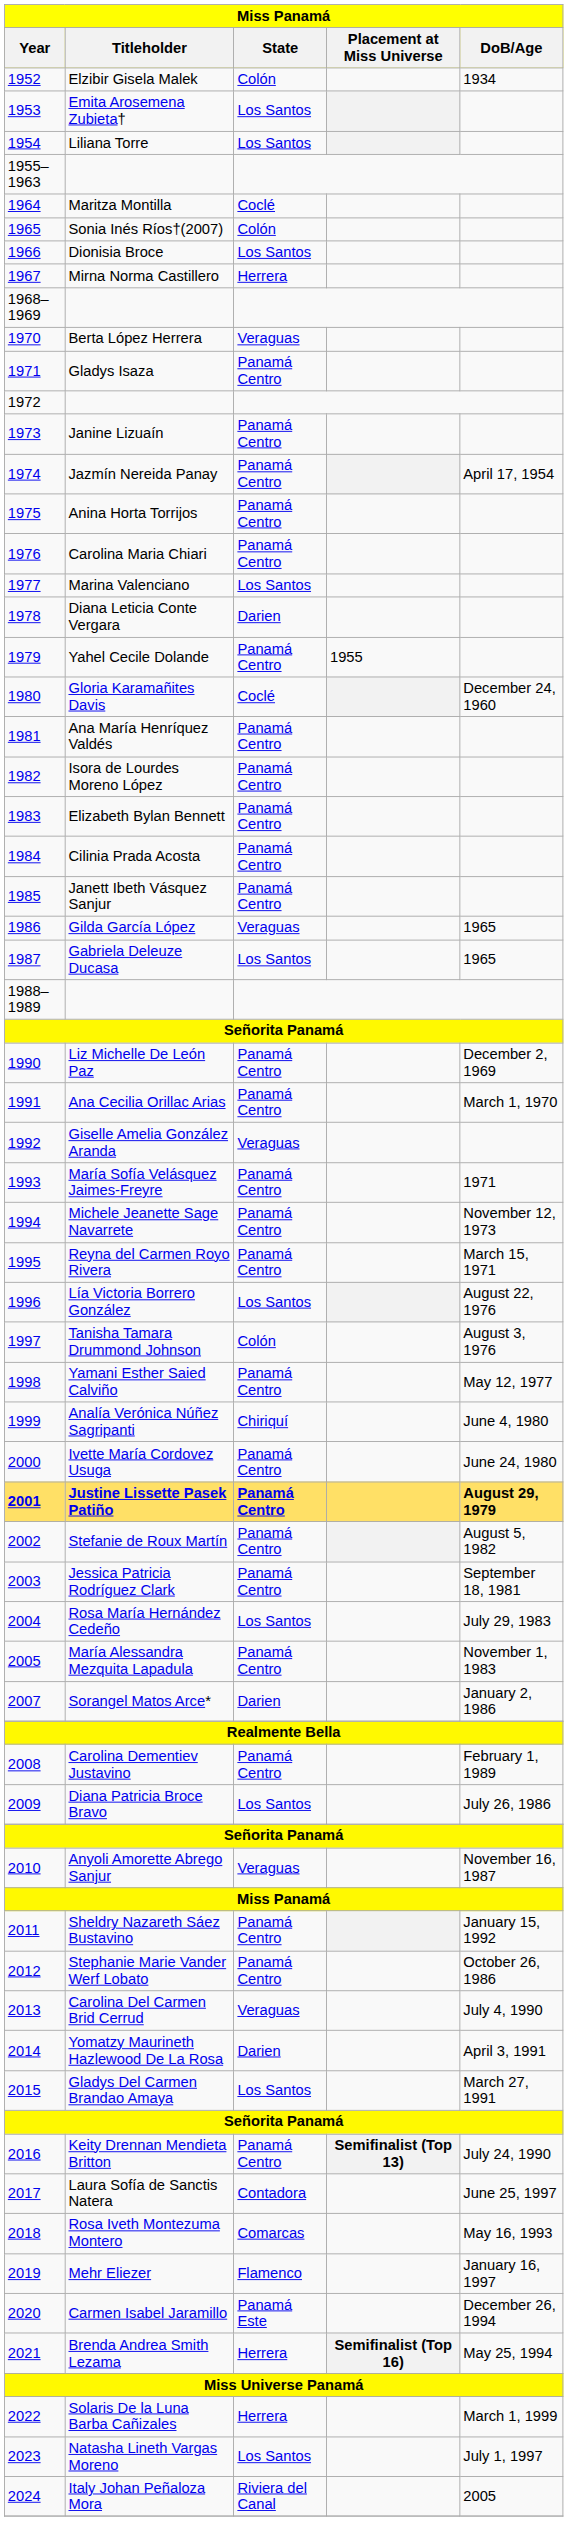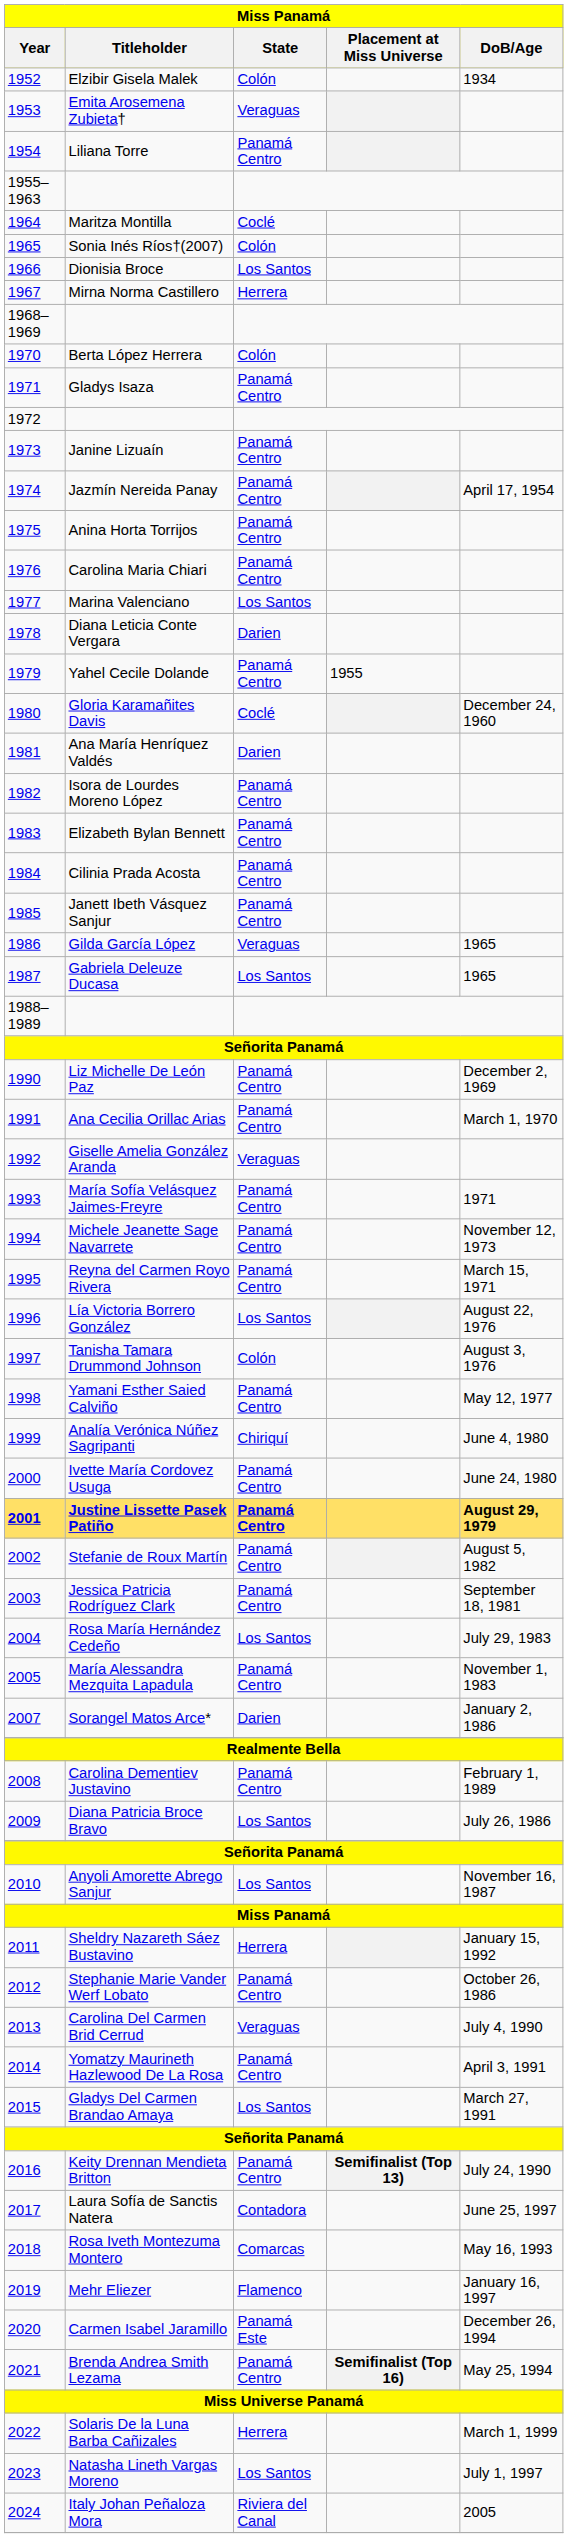(274, 111) Los Santos -> (268, 111) Veraguas
(274, 142) Los Santos -> (265, 150) Panamá Centro
(268, 339) Veraguas -> (257, 355) Colón
(265, 736) Panamá Centro -> (259, 753) Darien
(268, 1867) Veraguas -> (274, 1884) Los Santos
(265, 1930) Panamá Centro -> (262, 1947) Herrera
(259, 2050) Darien -> (265, 2067) Panamá Centro
(262, 2353) Herrera -> (265, 2369) Panamá Centro
